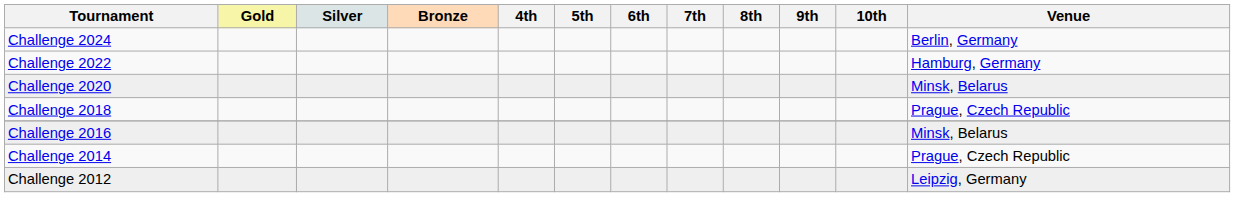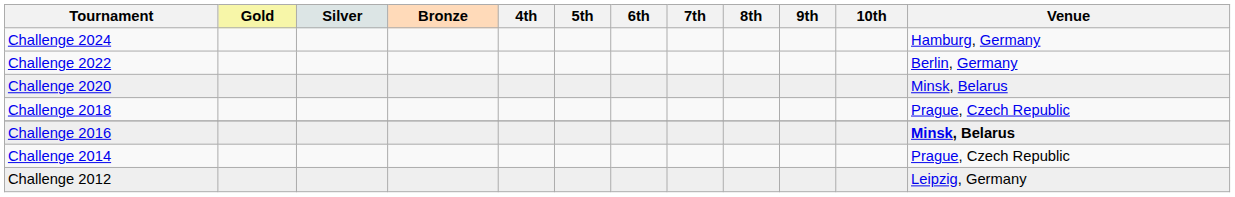(964, 40) Berlin, Germany -> (976, 40) Hamburg, Germany
(976, 63) Hamburg, Germany -> (964, 63) Berlin, Germany
(959, 133) normal -> (963, 133) bold
